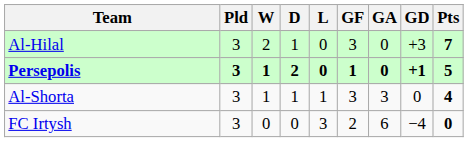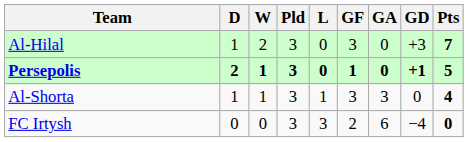columns swapped: (236, 17) <-> (295, 17)
